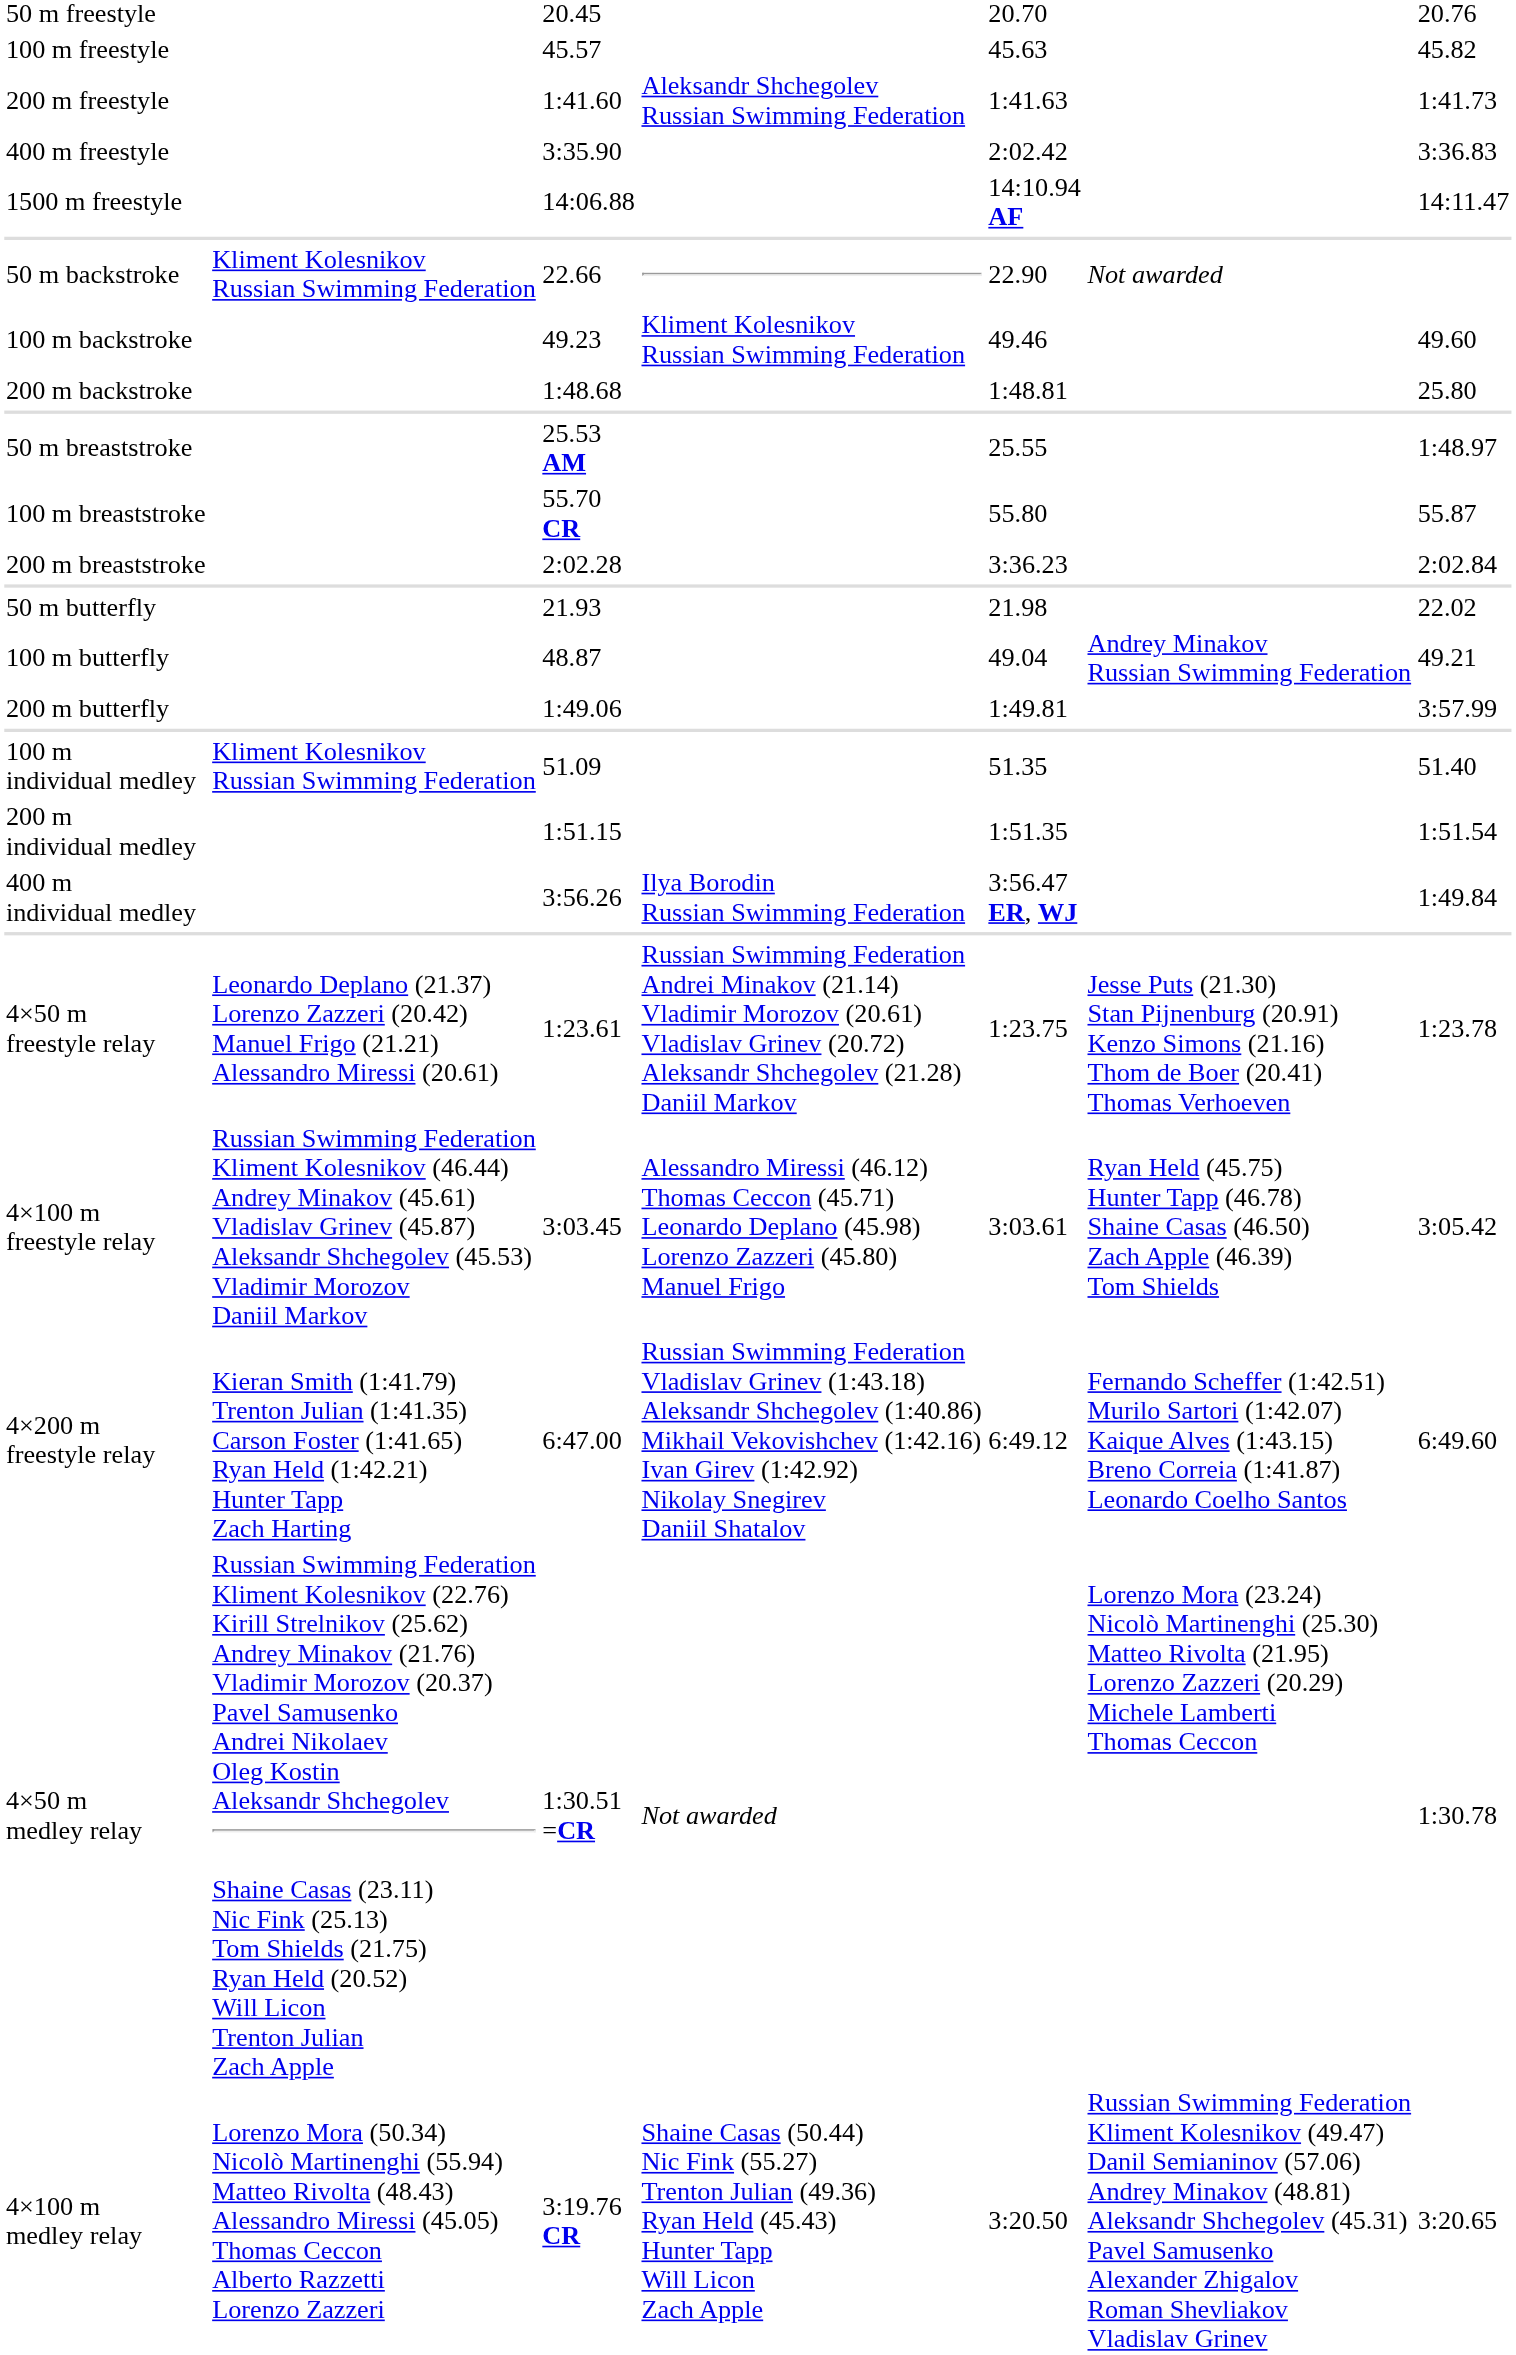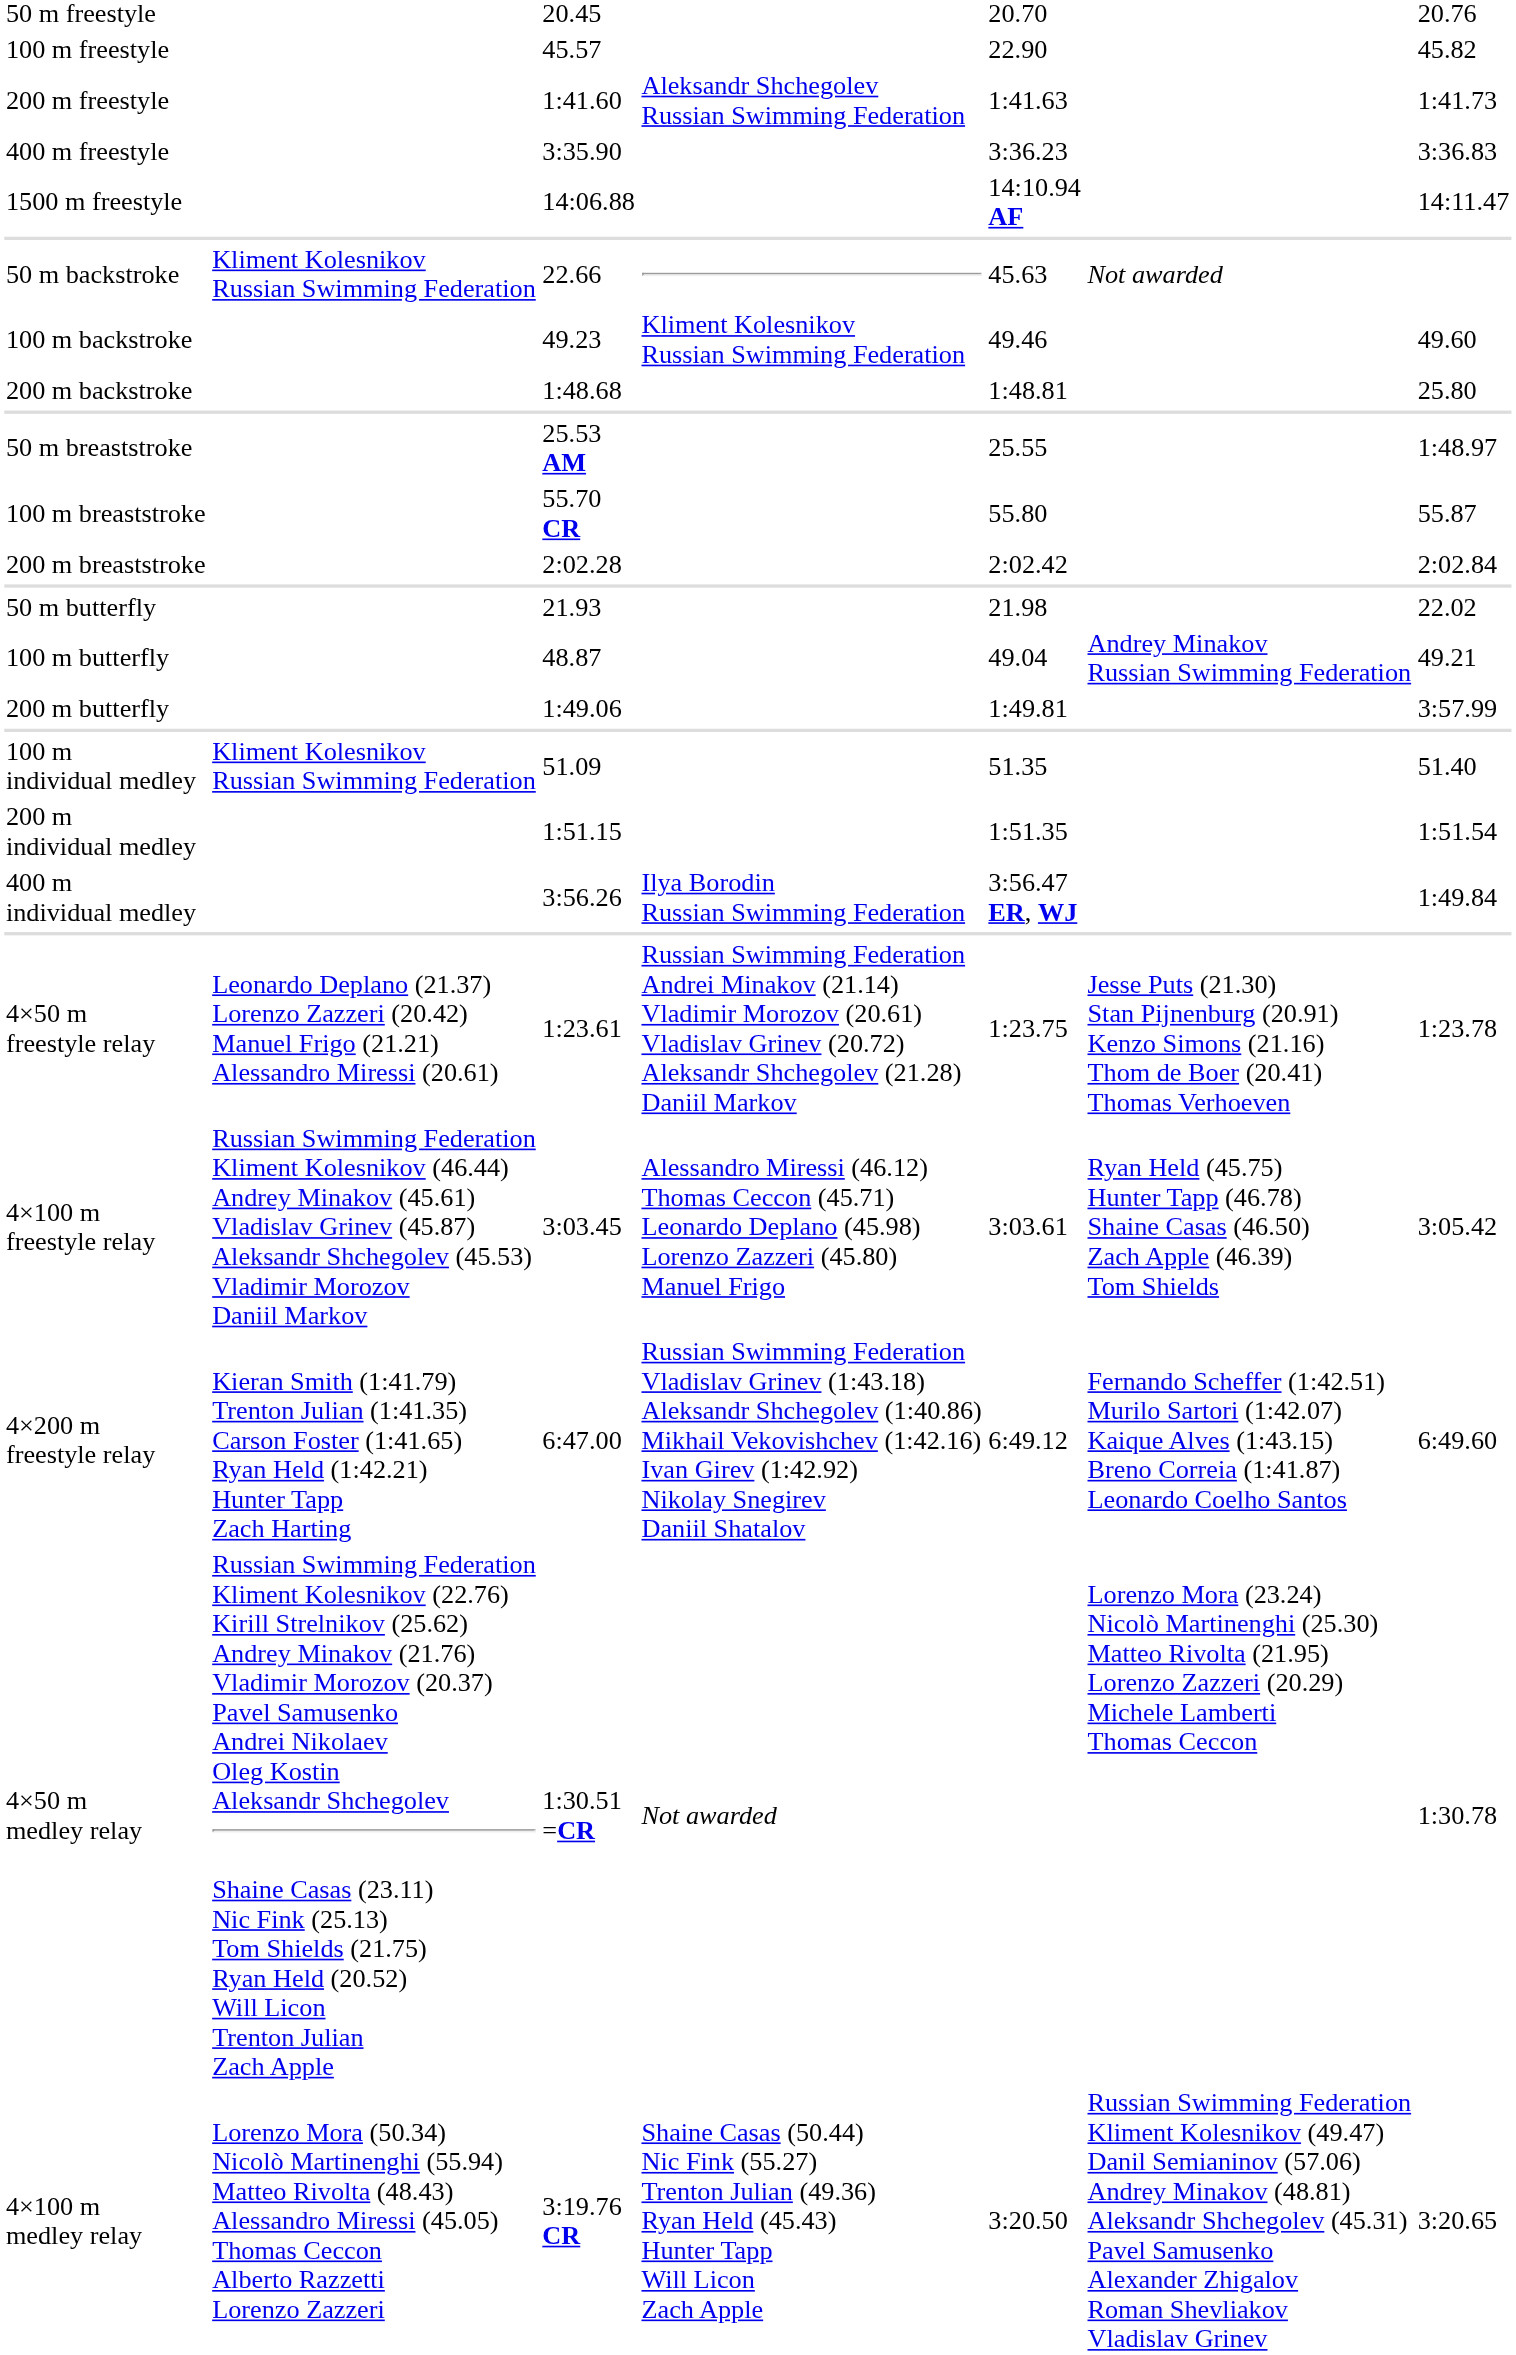(1018, 49) 45.63 -> (1018, 49) 22.90
(1028, 151) 2:02.42 -> (1028, 151) 3:36.23
(1018, 274) 22.90 -> (1018, 274) 45.63
(1028, 564) 3:36.23 -> (1028, 564) 2:02.42
